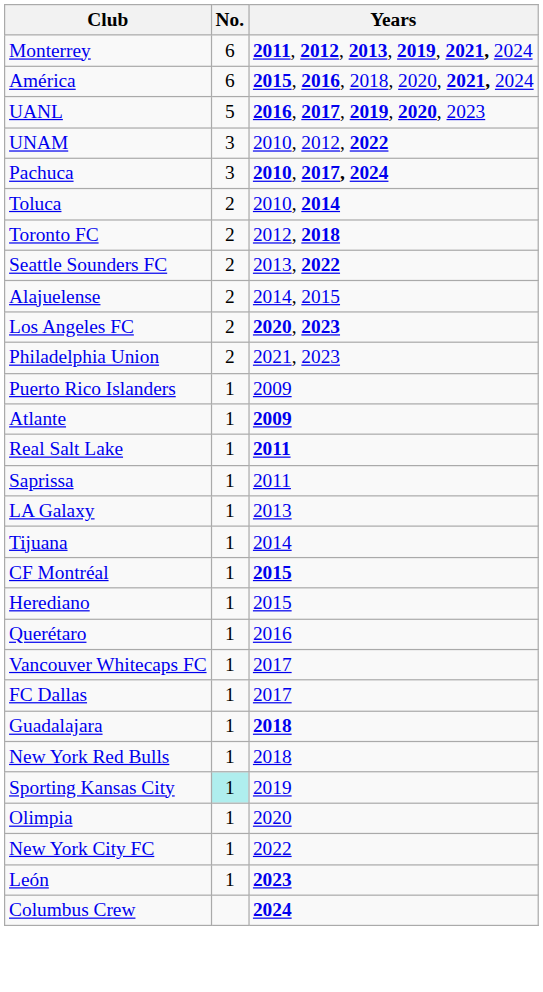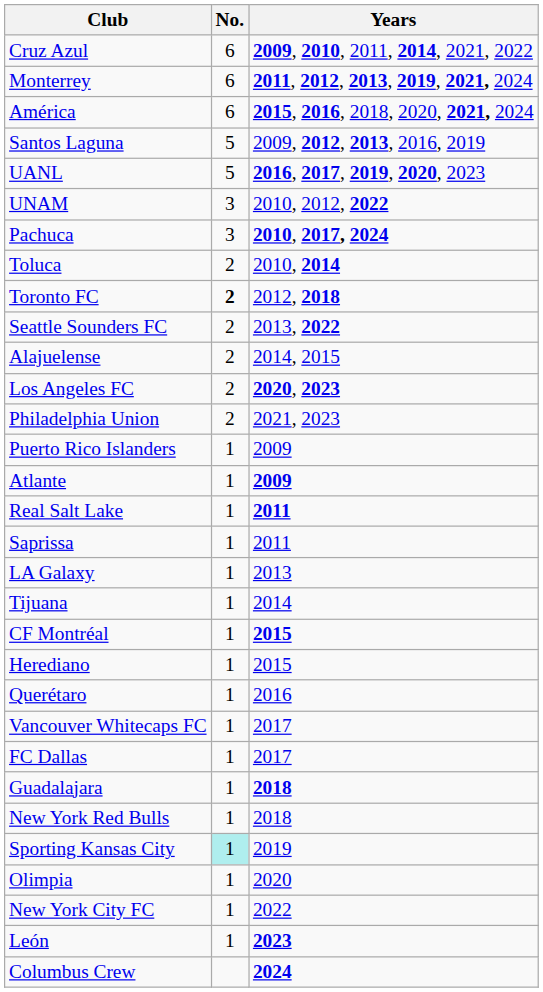+ row: (49, 50)
+ row: (66, 142)
(230, 234) normal -> (230, 296) bold
